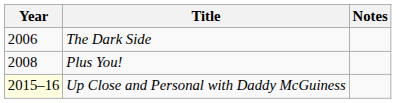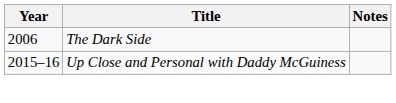- row: (94, 62)
(34, 86) lightyellow background -> (34, 62) no background
